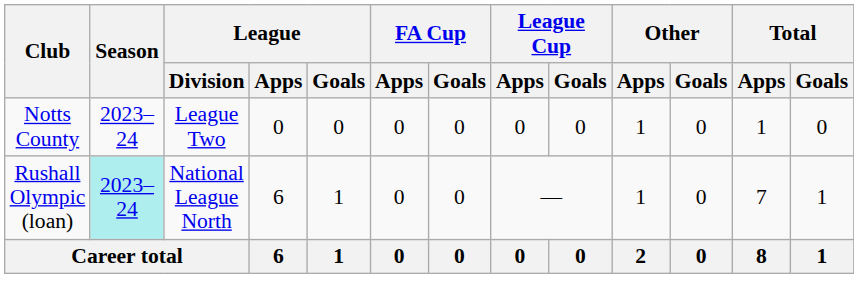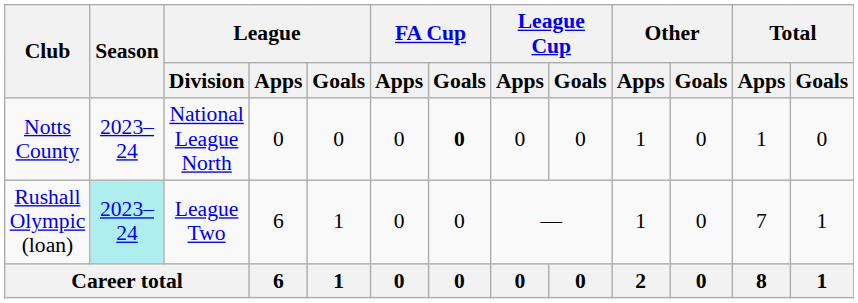(207, 126) League Two -> (207, 138) National League North
(460, 126) normal -> (460, 138) bold
(207, 197) National League North -> (207, 221) League Two
